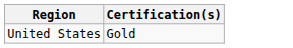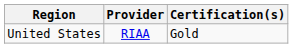+ column: (135, 14)
